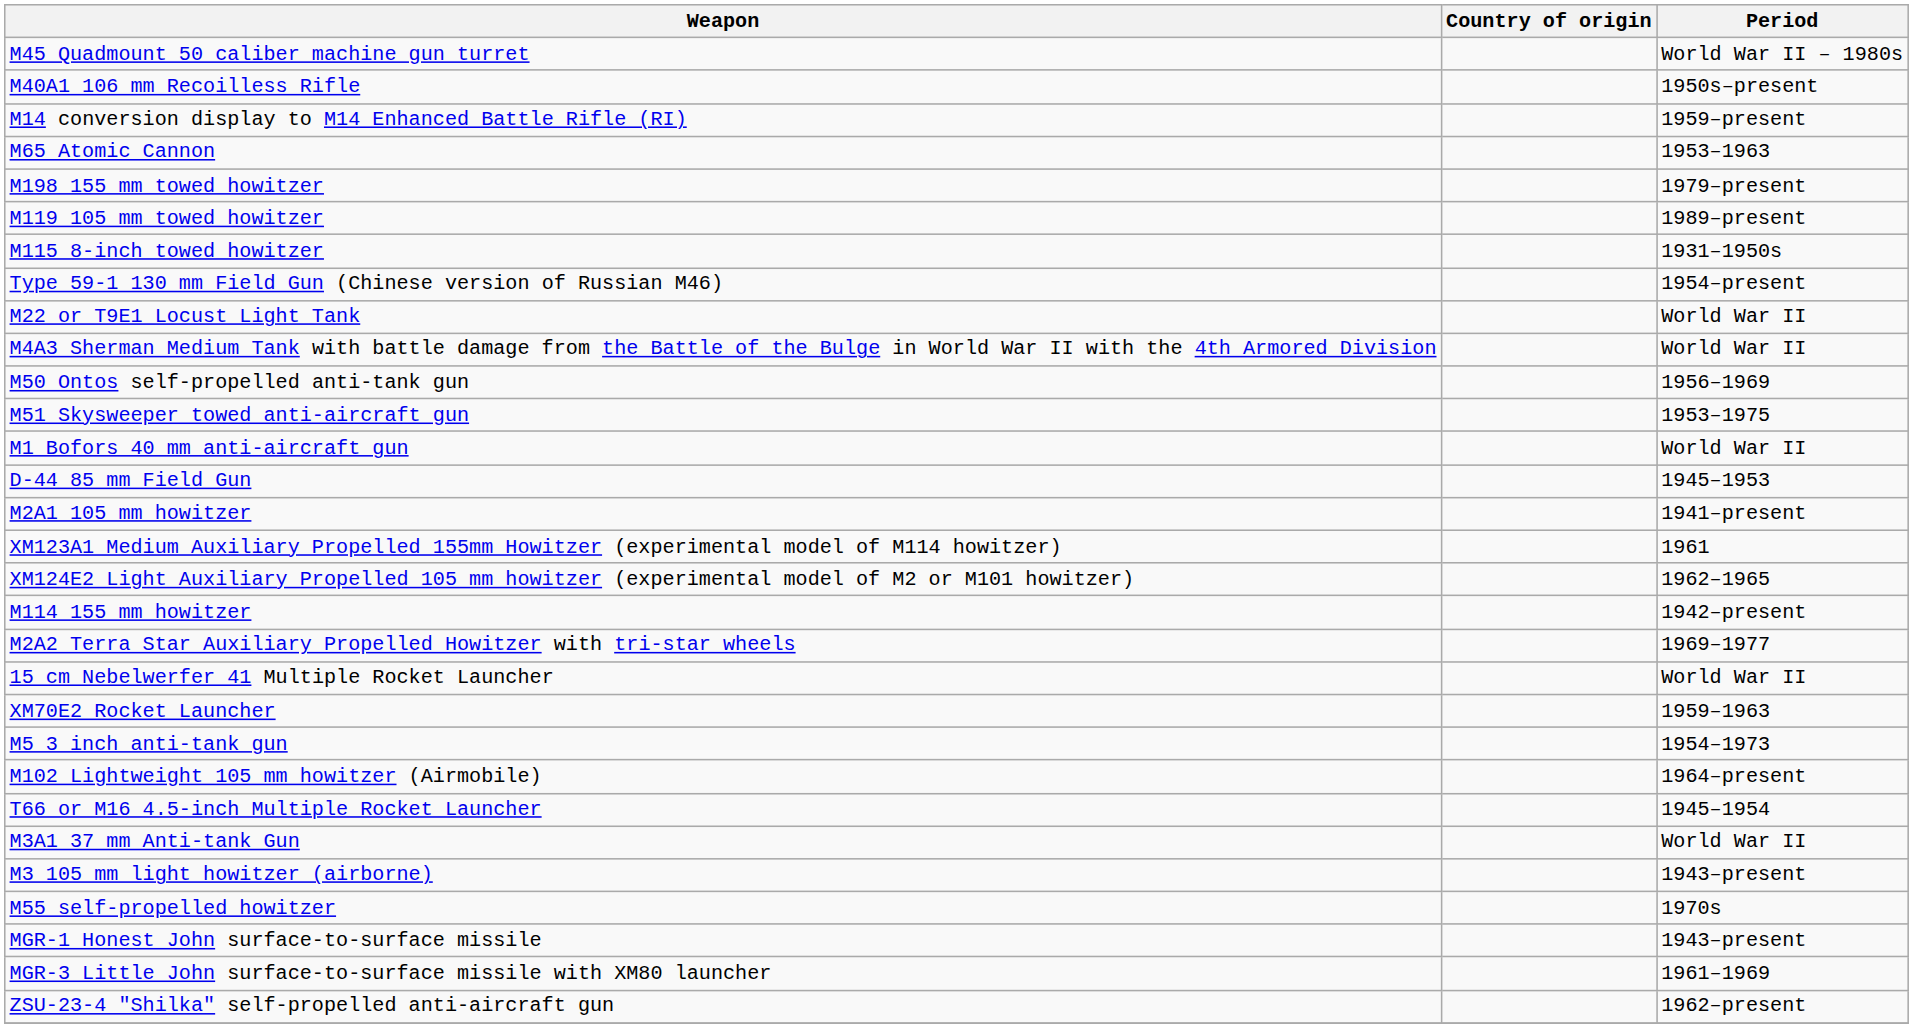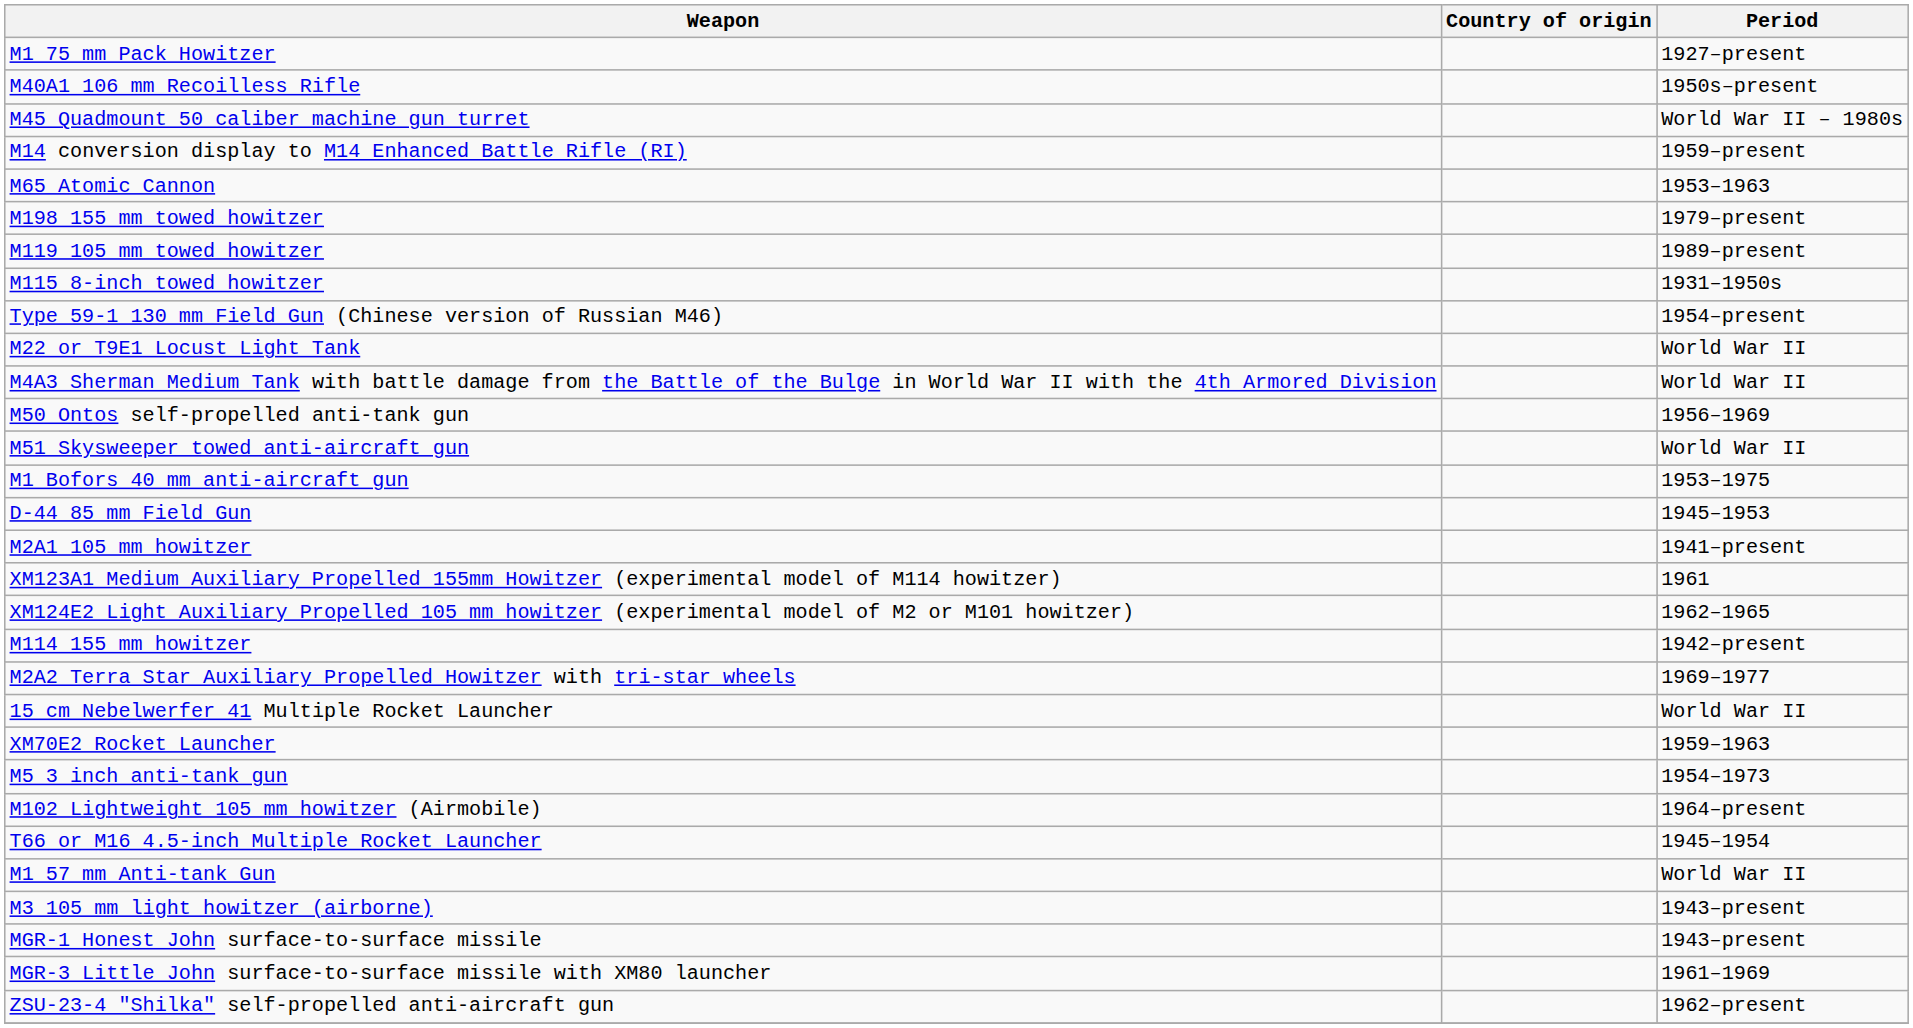+ row: (143, 54)
rows swapped: (185, 87) <-> (270, 54)
(1716, 415) 1953–1975 -> (1734, 448) World War II
(1734, 448) World War II -> (1716, 481) 1953–1975
- row: (155, 842)
+ row: (143, 875)
- row: (173, 908)
